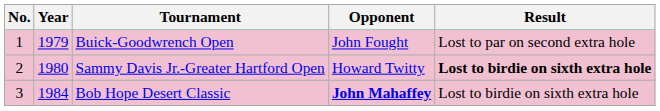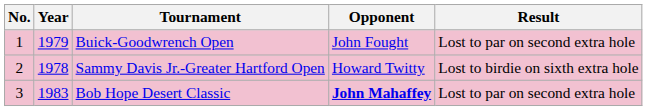(53, 67) 1980 -> (53, 67) 1978
(545, 67) bold -> (538, 67) normal
(53, 93) 1984 -> (53, 93) 1983
(538, 93) Lost to birdie on sixth extra hole -> (537, 93) Lost to par on second extra hole
